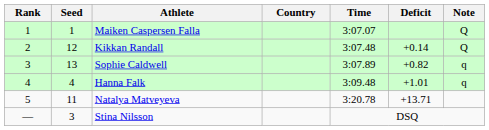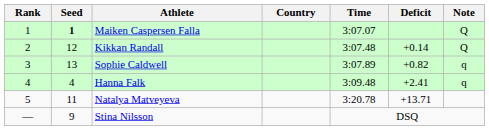(72, 30) normal -> (72, 30) bold
(416, 82) +1.01 -> (416, 82) +2.41
(72, 116) 3 -> (72, 116) 9
